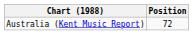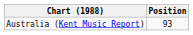(168, 24) 72 -> (168, 24) 93
